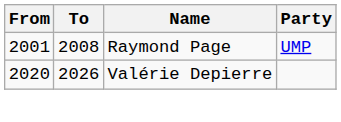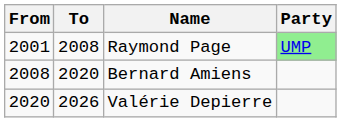(296, 47) no background -> (296, 47) lightgreen background
+ row: (180, 75)
